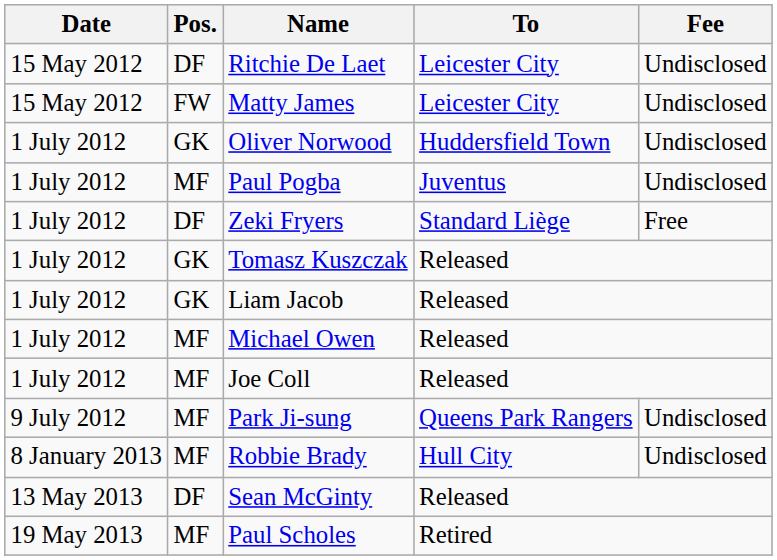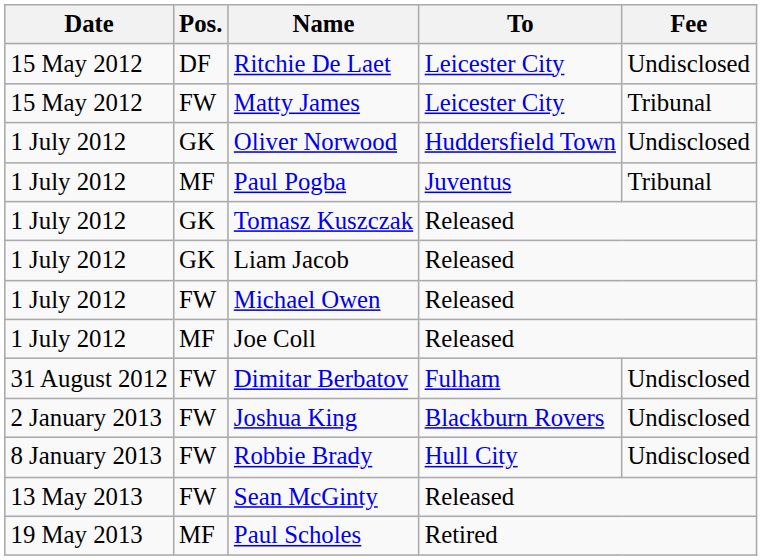(705, 102) Undisclosed -> (670, 102) Tribunal
(705, 181) Undisclosed -> (670, 181) Tribunal
- row: (286, 220)
(191, 338) MF -> (198, 299) FW
- row: (290, 417)
+ row: (321, 378)
+ row: (295, 417)
(191, 456) MF -> (198, 456) FW
(189, 496) DF -> (198, 496) FW
